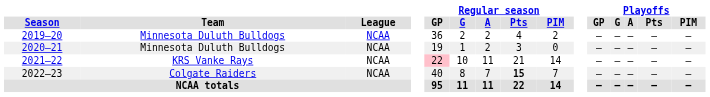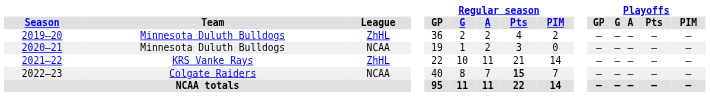(378, 35) NCAA -> (378, 35) ZhHL
(378, 61) NCAA -> (378, 61) ZhHL
(437, 61) pink background -> (437, 61) no background
